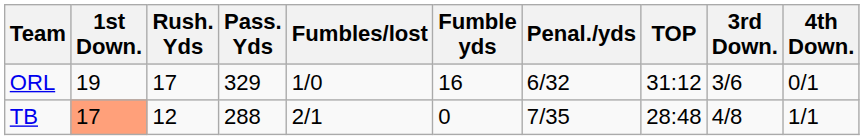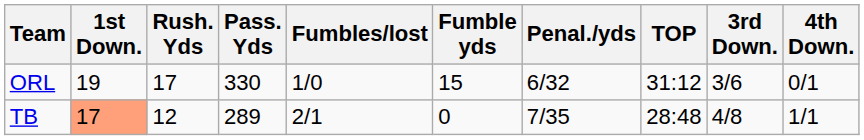(242, 81) 329 -> (242, 81) 330
(450, 81) 16 -> (450, 81) 15
(242, 116) 288 -> (242, 116) 289
